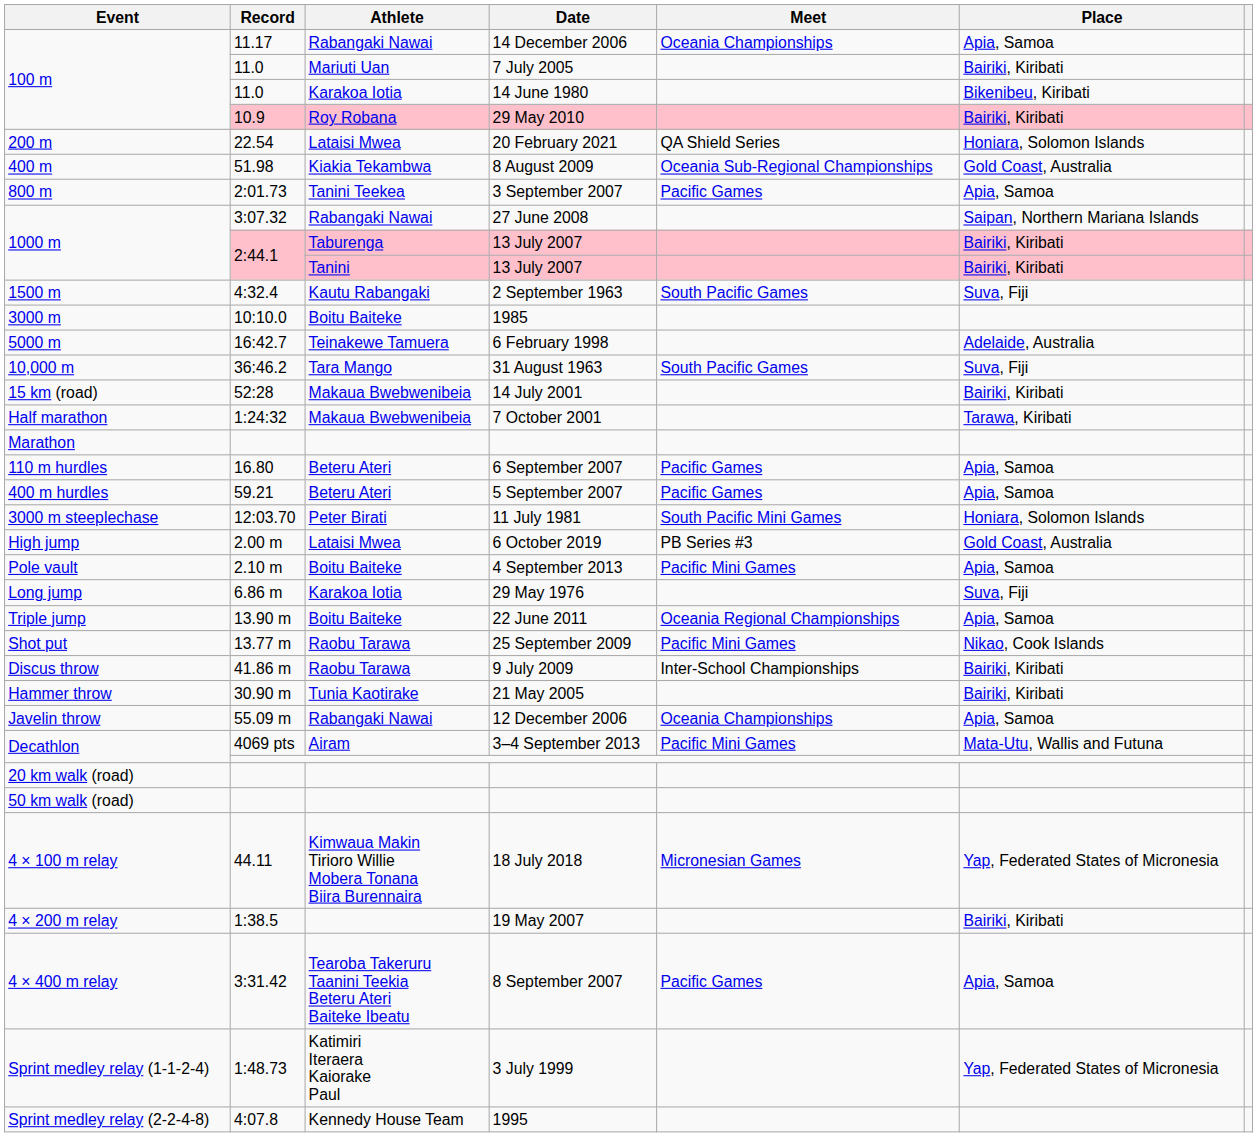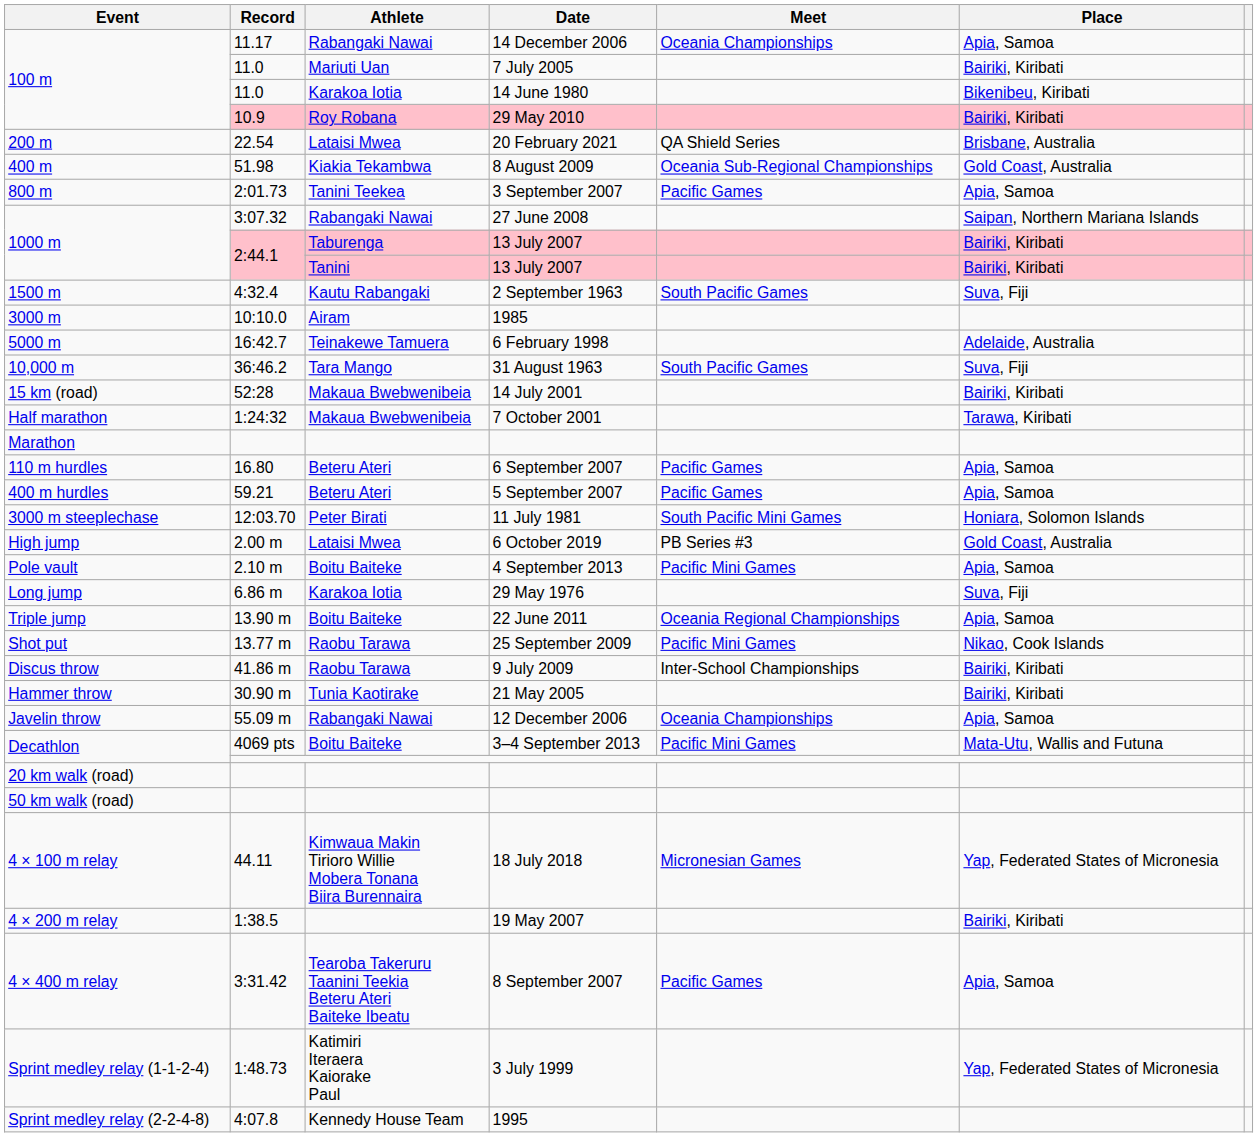(1054, 142) Honiara, Solomon Islands -> (1029, 142) Brisbane, Australia
(355, 318) Boitu Baiteke -> (329, 318) Airam
(329, 743) Airam -> (355, 743) Boitu Baiteke
